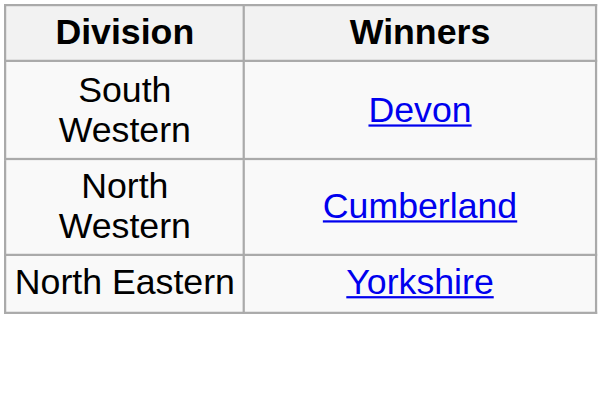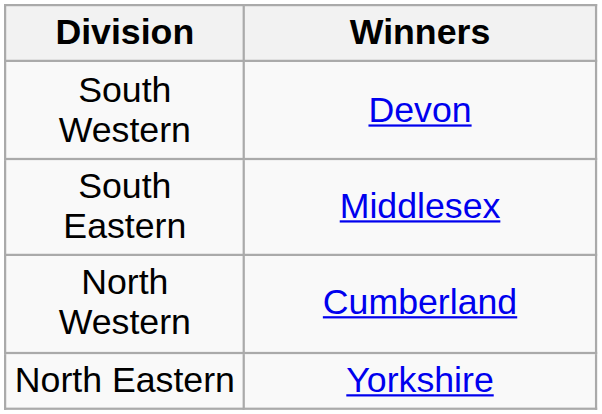+ row: (125, 206)
